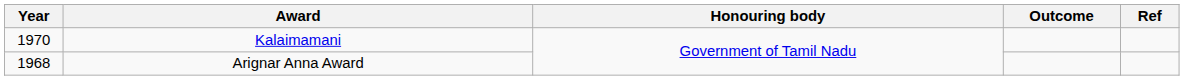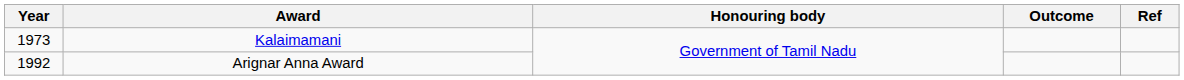(34, 39) 1970 -> (34, 39) 1973
(34, 63) 1968 -> (34, 63) 1992
